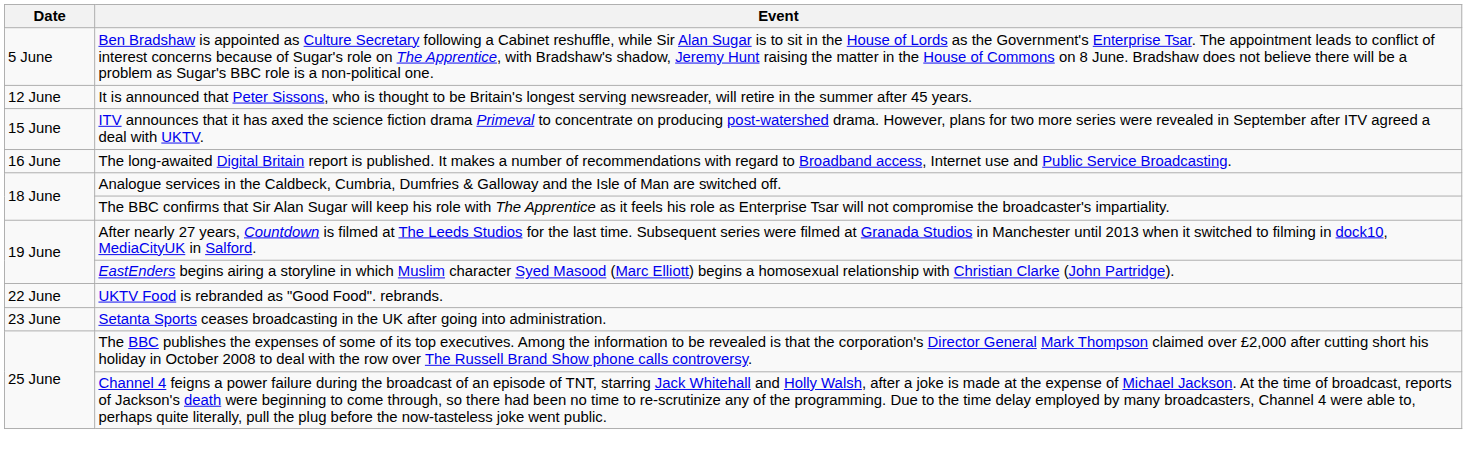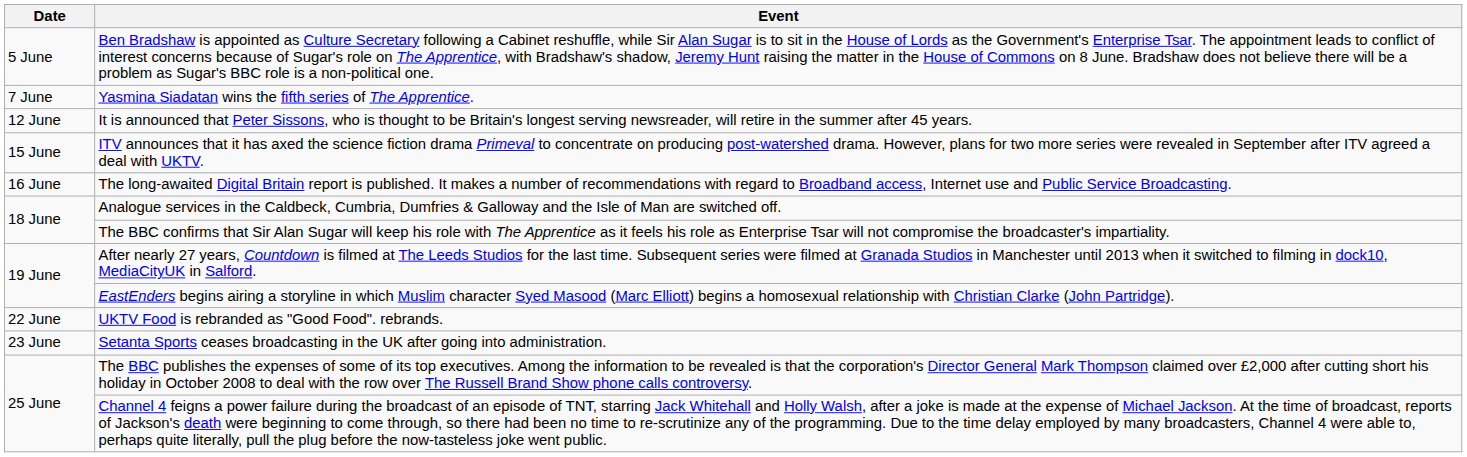+ row: (286, 96)
